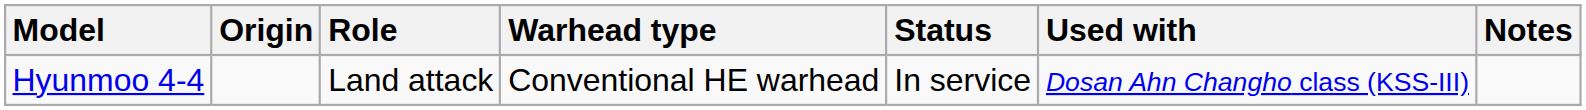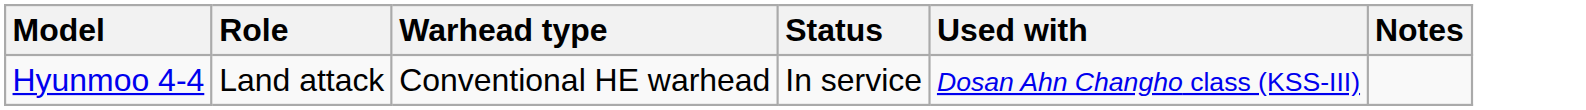- column: (266, 30)
